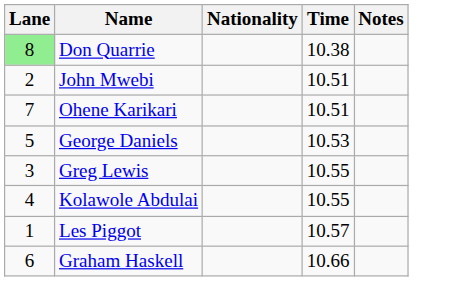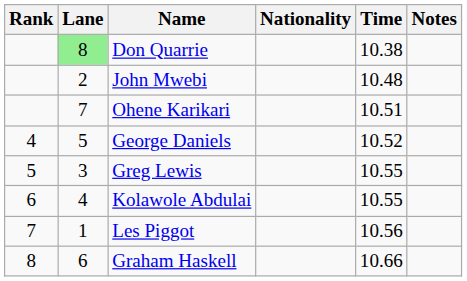+ column: (31, 19)
(328, 79) 10.51 -> (381, 79) 10.48
(328, 140) 10.53 -> (381, 140) 10.52
(328, 230) 10.57 -> (381, 230) 10.56
